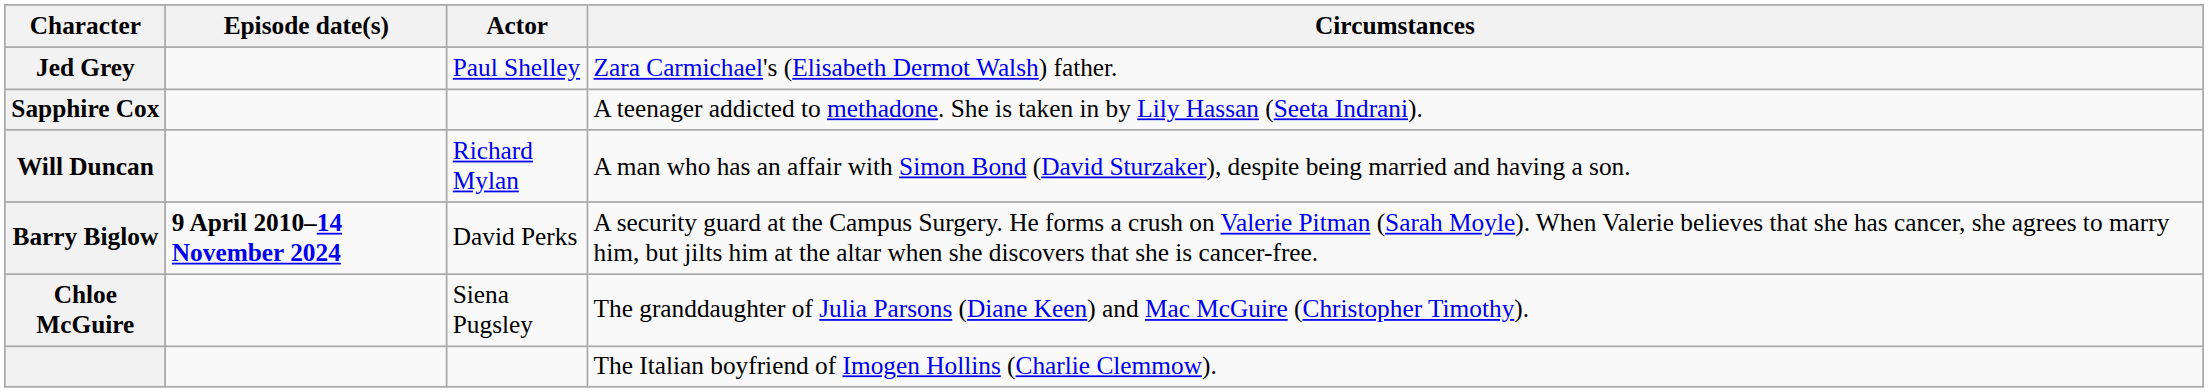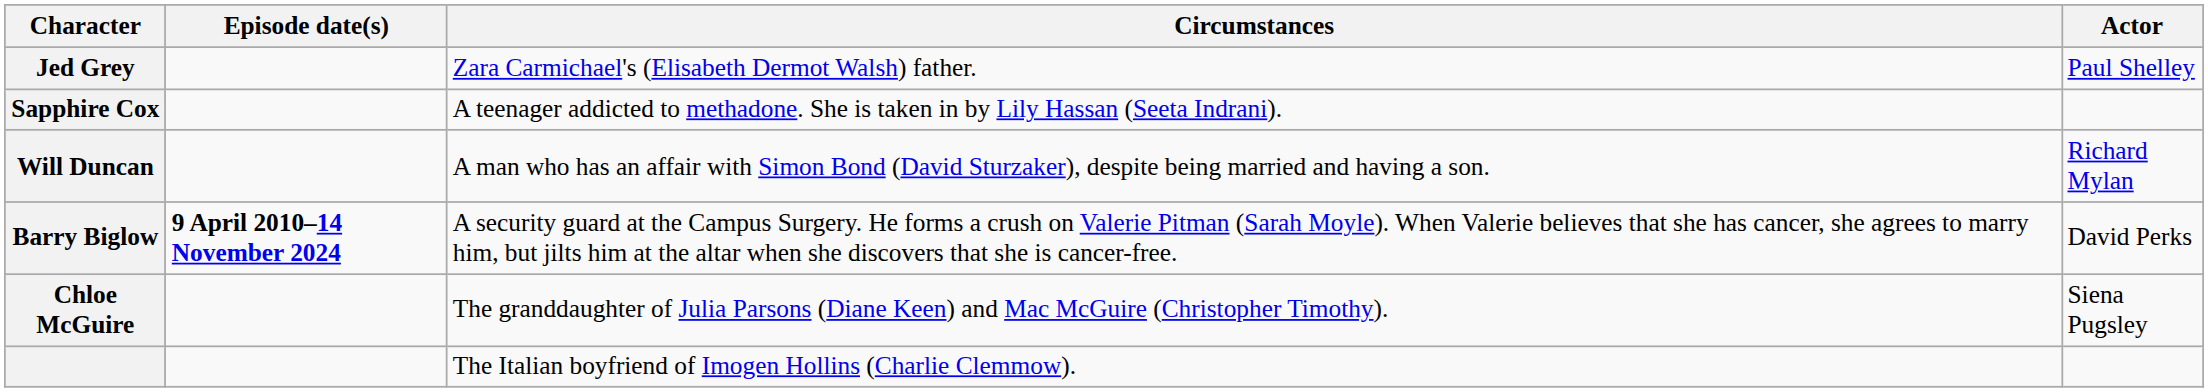columns swapped: (517, 25) <-> (1395, 25)
